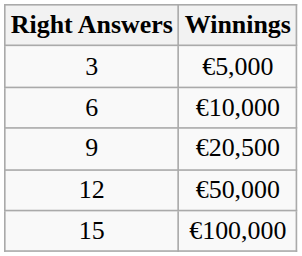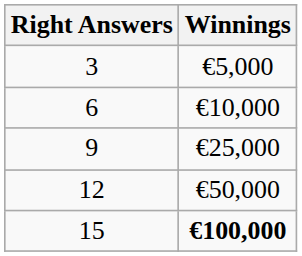(238, 148) €20,500 -> (238, 148) €25,000
(238, 230) normal -> (238, 230) bold
